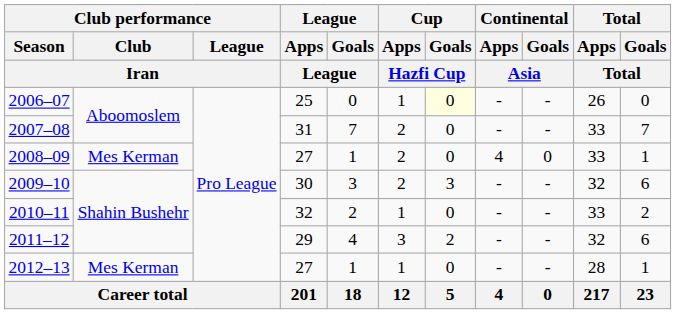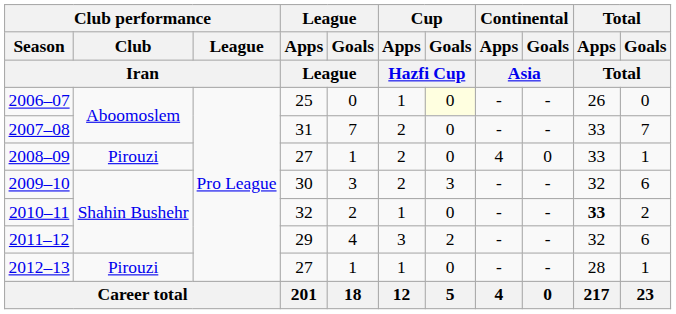(133, 156) Mes Kerman -> (133, 156) Pirouzi
(596, 211) normal -> (596, 211) bold
(133, 267) Mes Kerman -> (133, 267) Pirouzi
